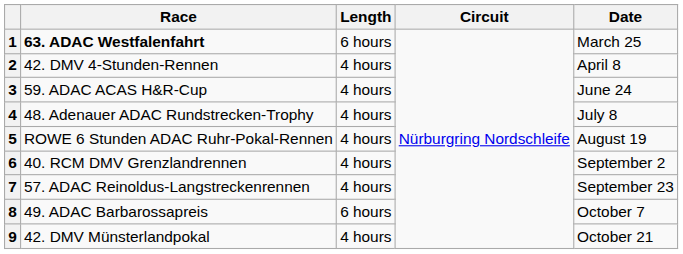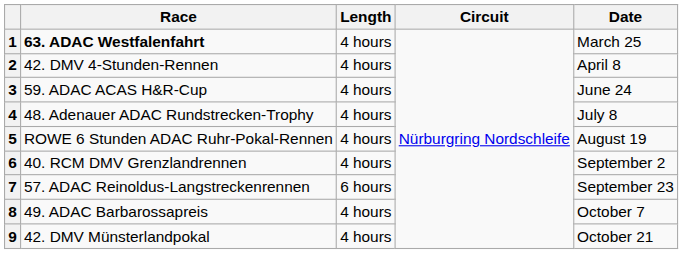(366, 41) 6 hours -> (366, 41) 4 hours
(366, 187) 4 hours -> (366, 187) 6 hours
(366, 212) 6 hours -> (366, 212) 4 hours
